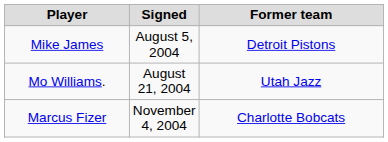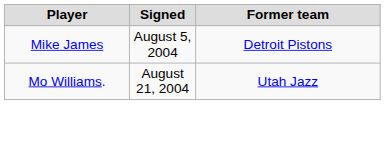- row: (67, 118)
